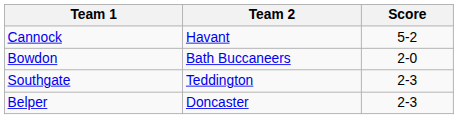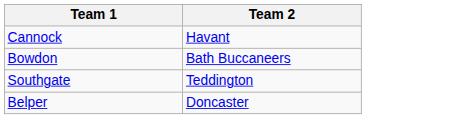- column: (407, 15)
